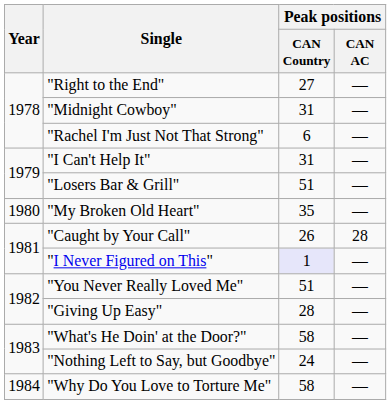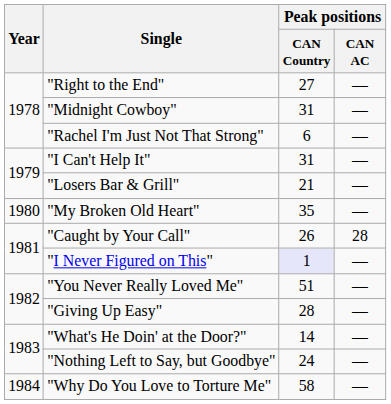(307, 185) 51 -> (307, 185) 21
(307, 336) 58 -> (307, 336) 14
